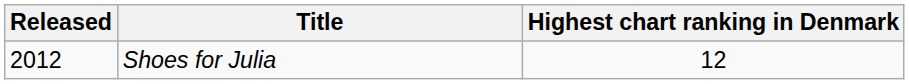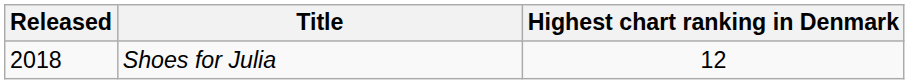(36, 59) 2012 -> (36, 59) 2018
